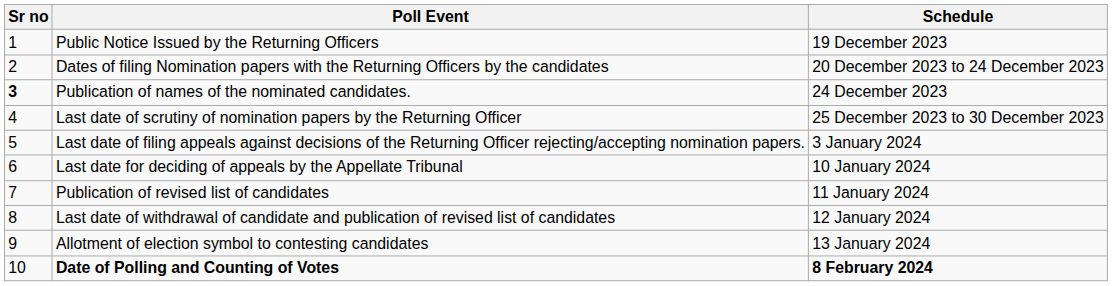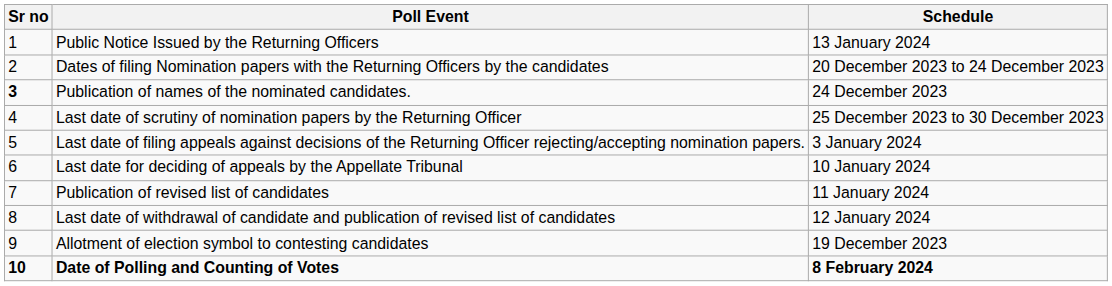(880, 42) 19 December 2023 -> (871, 42) 13 January 2024
(871, 243) 13 January 2024 -> (880, 243) 19 December 2023
(17, 268) normal -> (17, 268) bold
